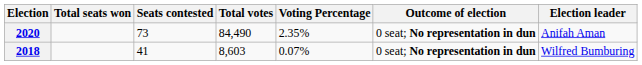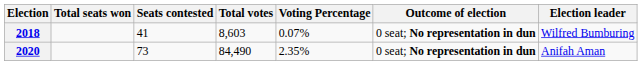rows swapped: (28, 51) <-> (28, 32)
